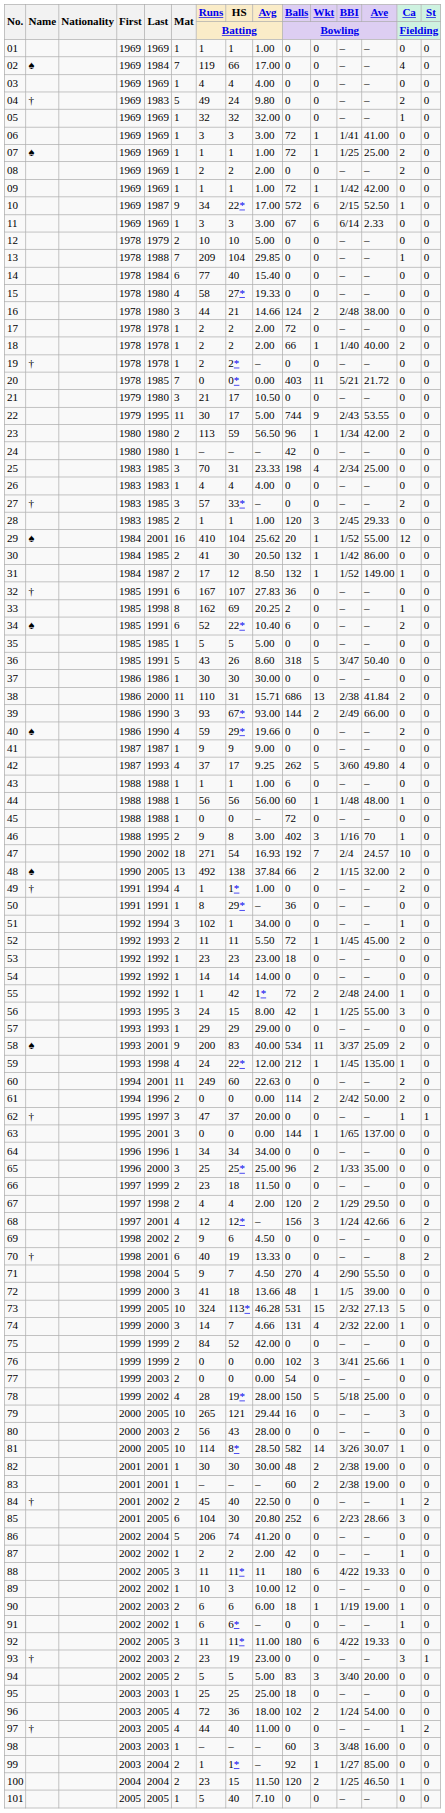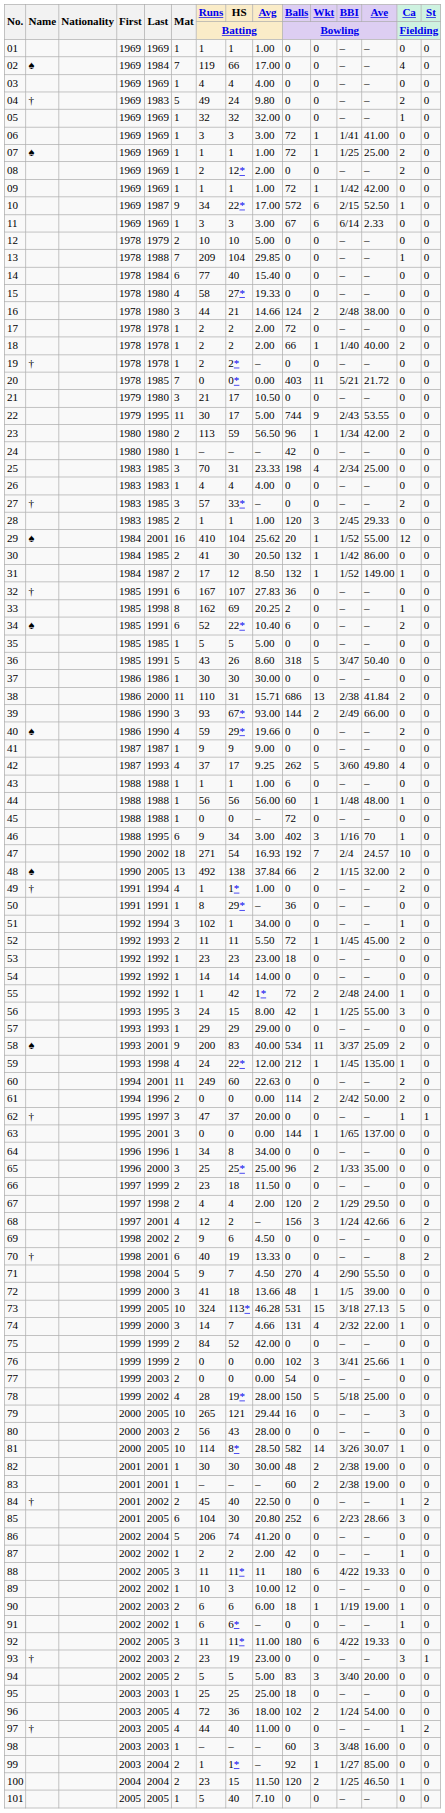(231, 170) 2 -> (237, 170) 12*
(177, 836) 2 -> (177, 836) 6
(231, 836) 8 -> (234, 836) 34
(234, 1151) 34 -> (231, 1151) 8
(237, 1221) 12* -> (231, 1221) 2
(349, 1308) 2/32 -> (349, 1308) 3/18
